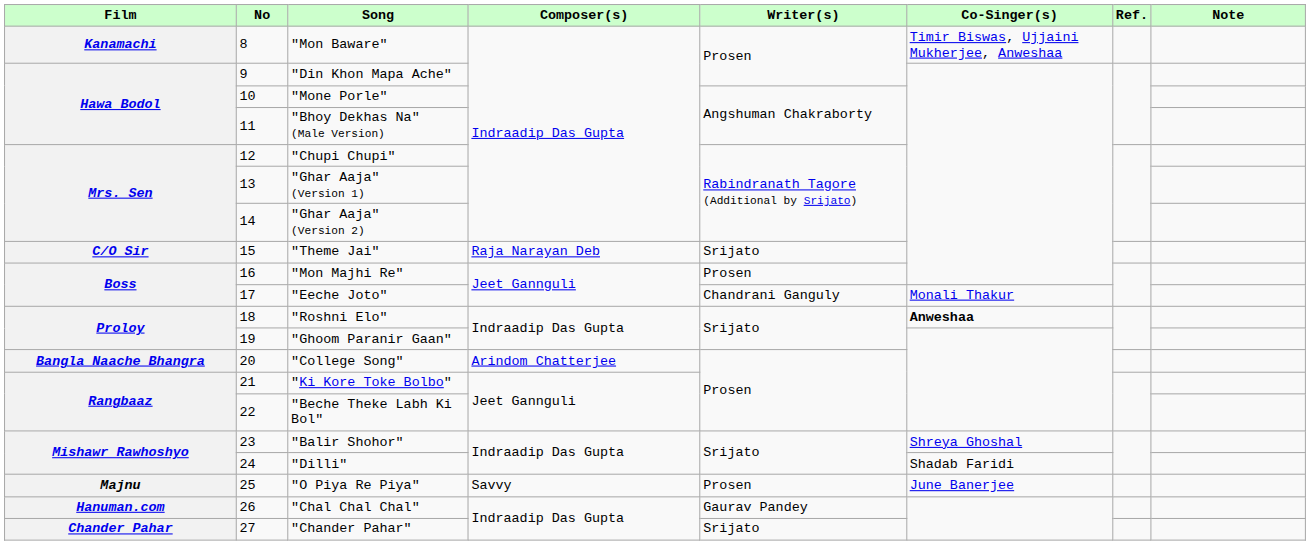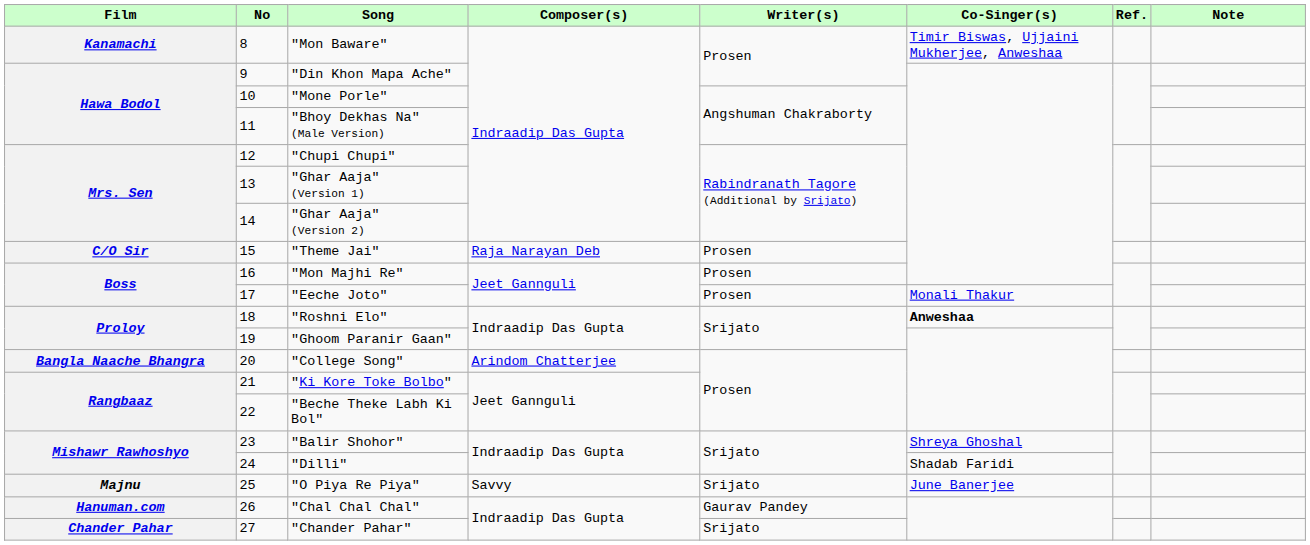(731, 252) Srijato -> (727, 252) Prosen
(772, 295) Chandrani Ganguly -> (727, 295) Prosen
(727, 485) Prosen -> (731, 485) Srijato
